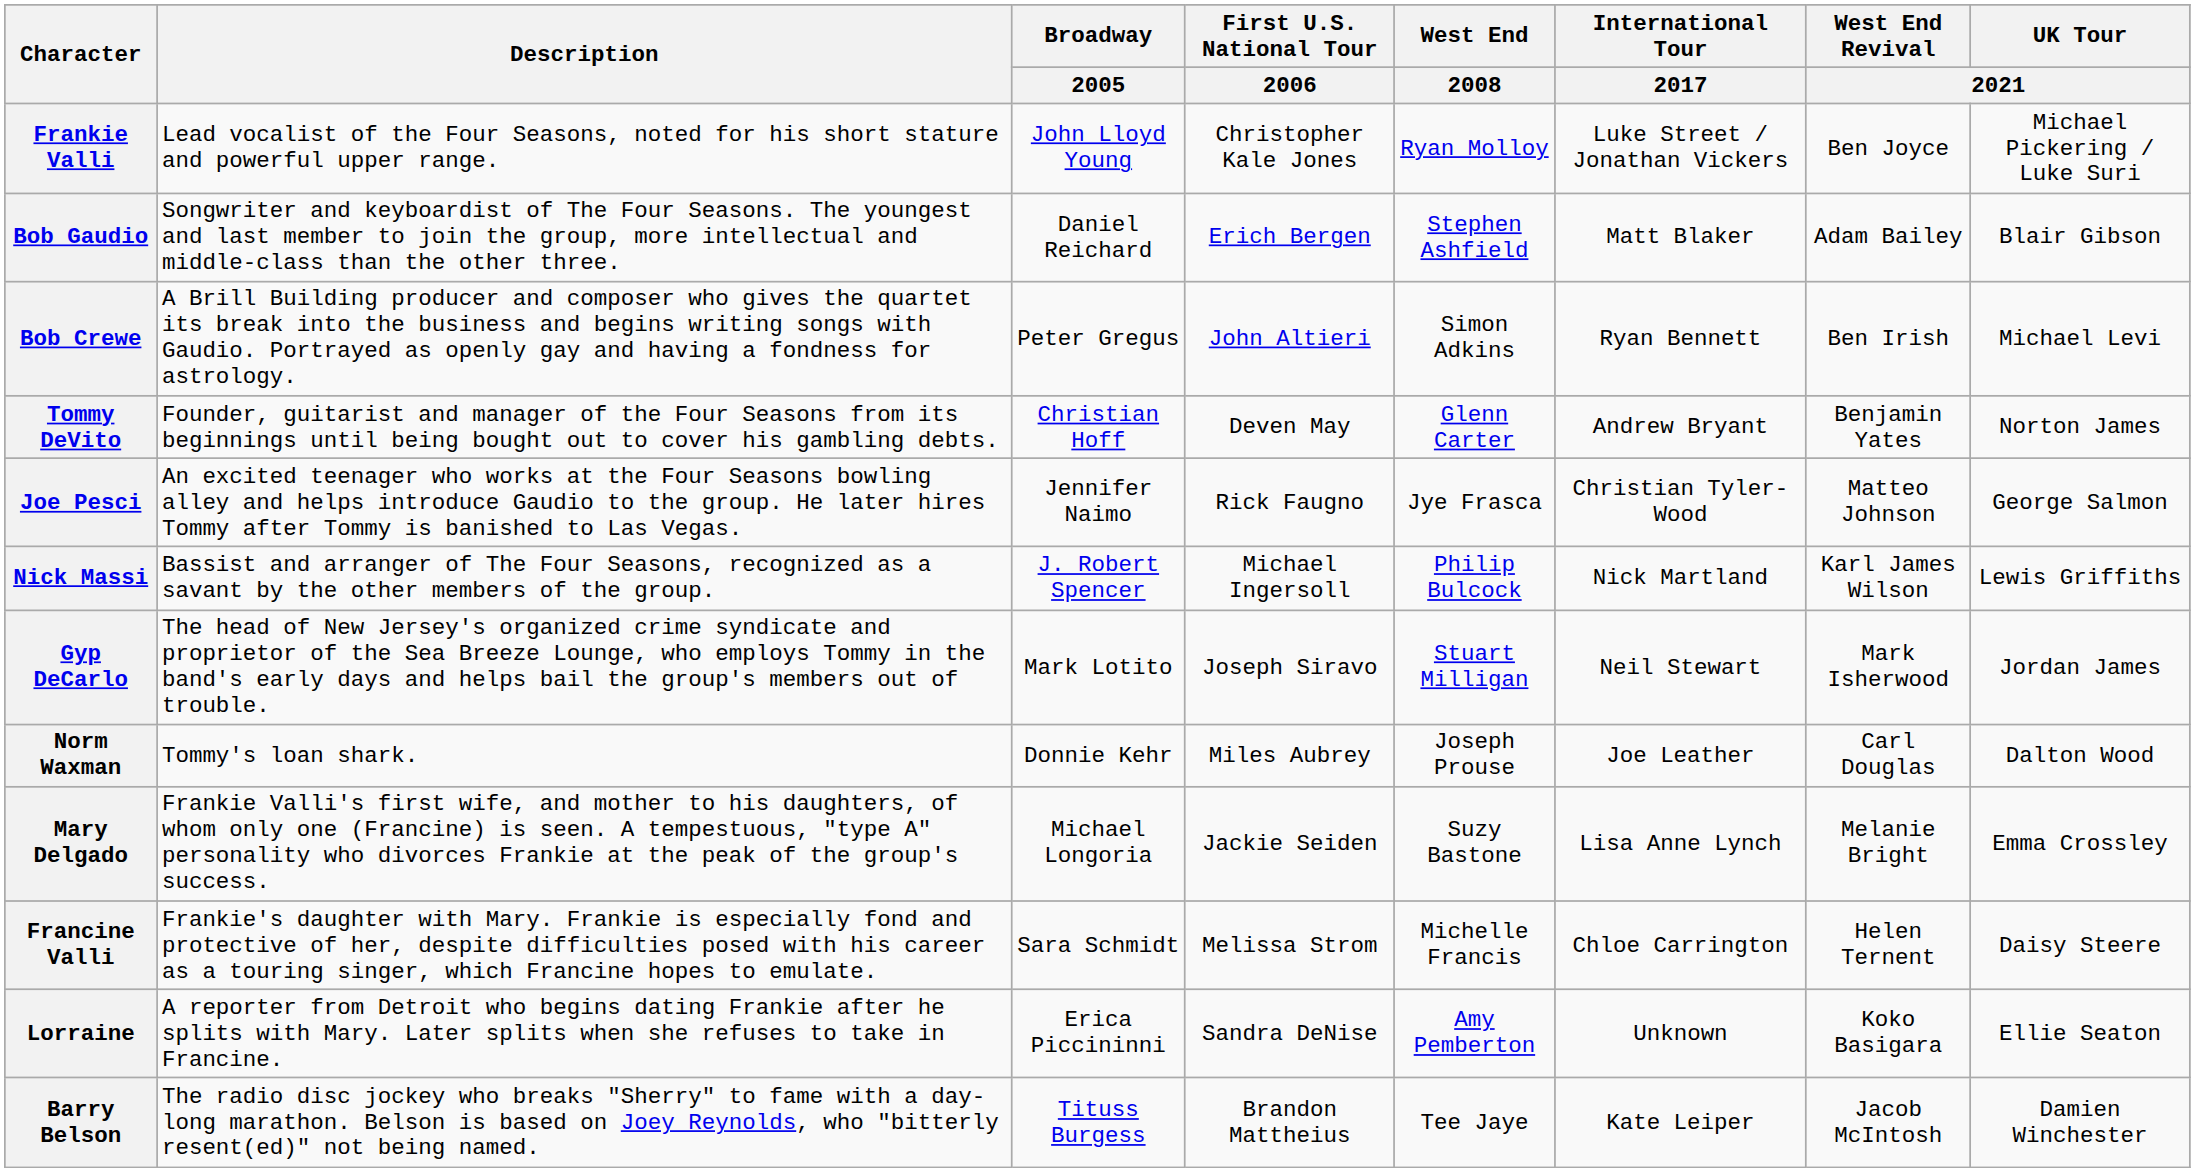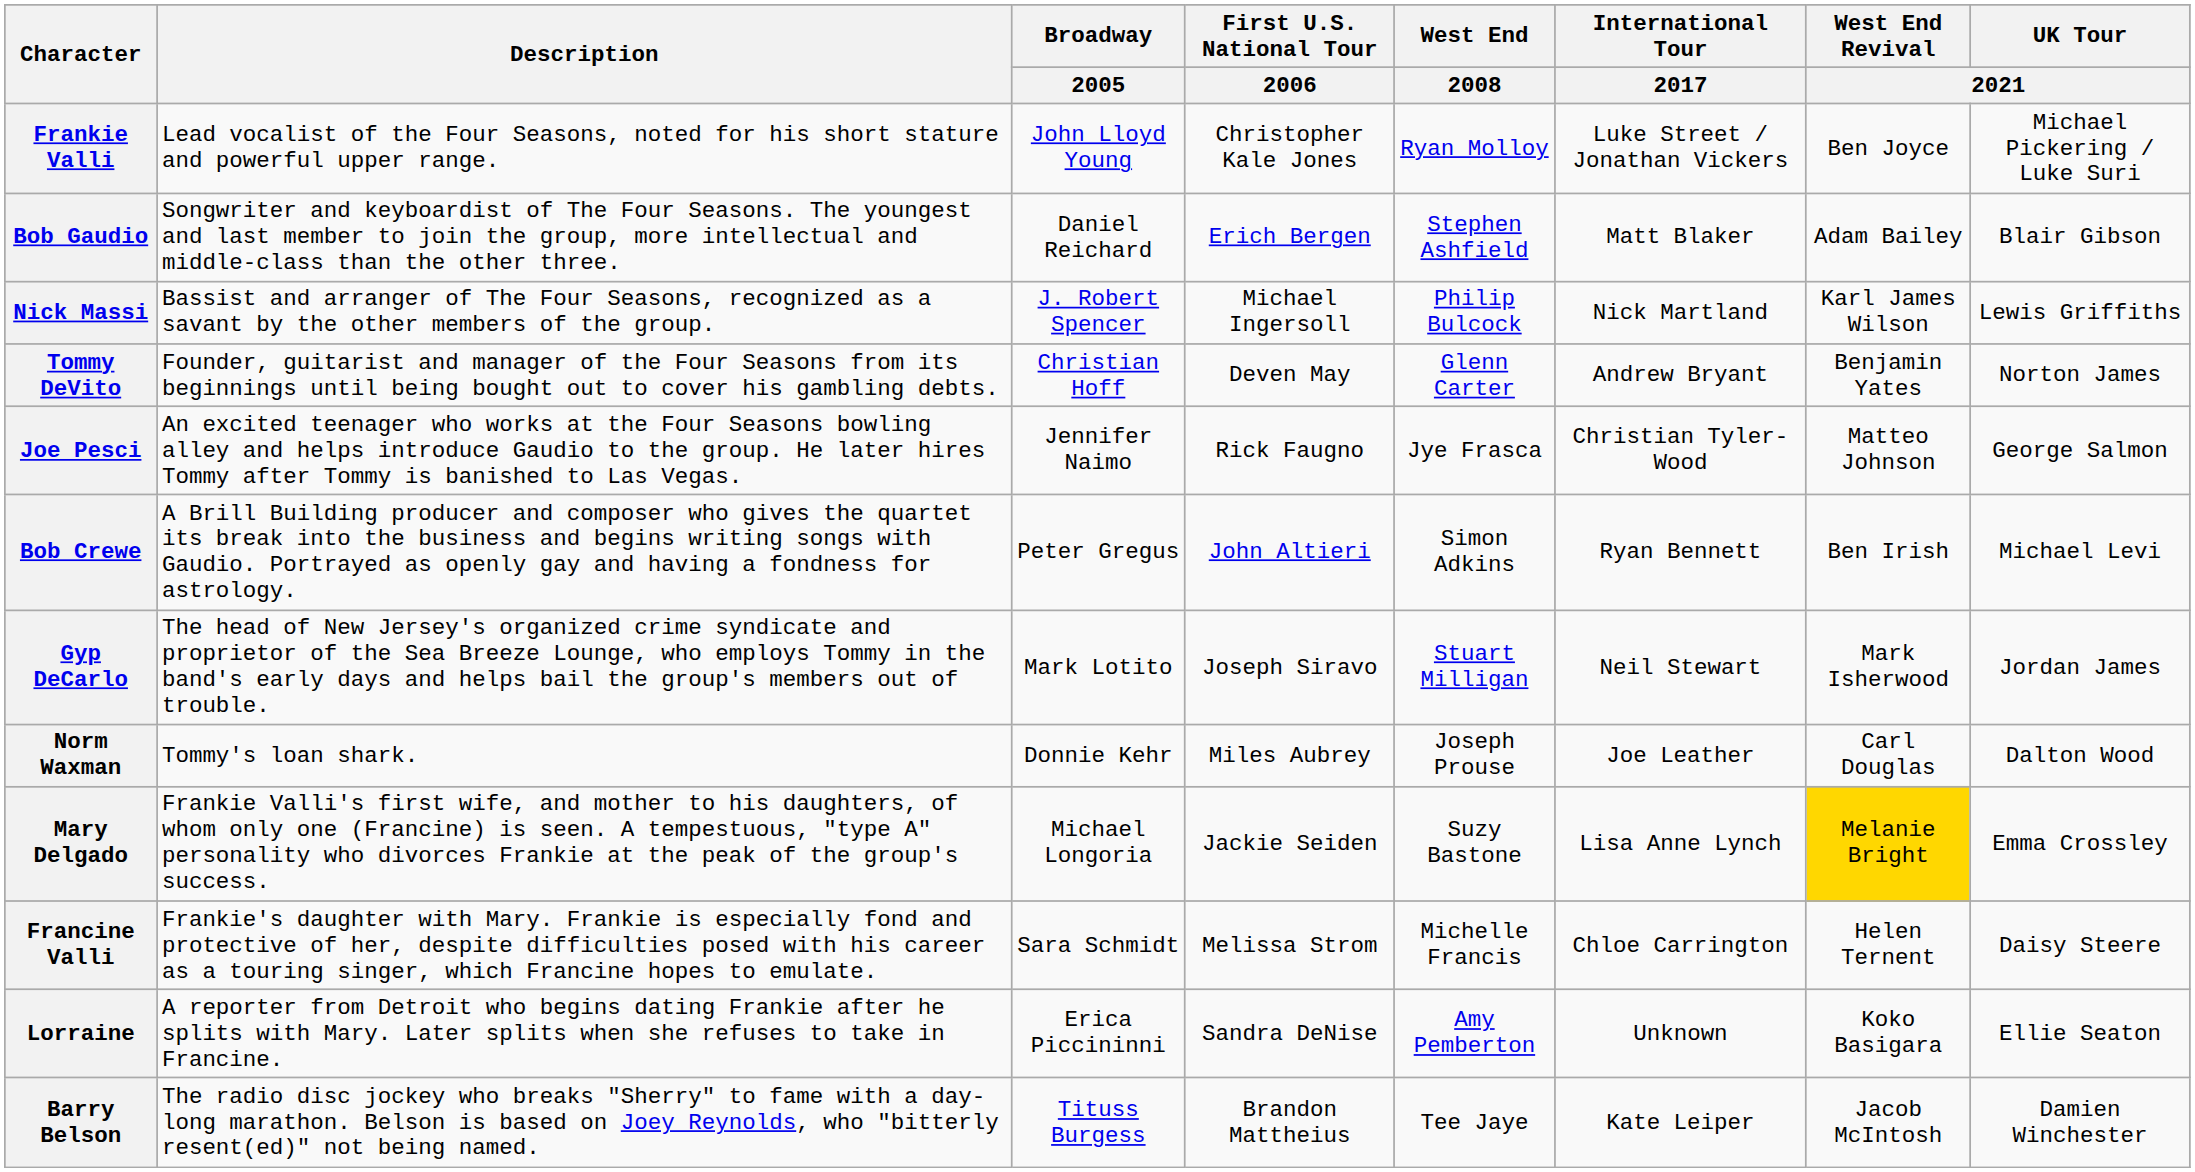rows swapped: (81, 578) <-> (81, 338)
(1888, 844) no background -> (1888, 844) gold background
